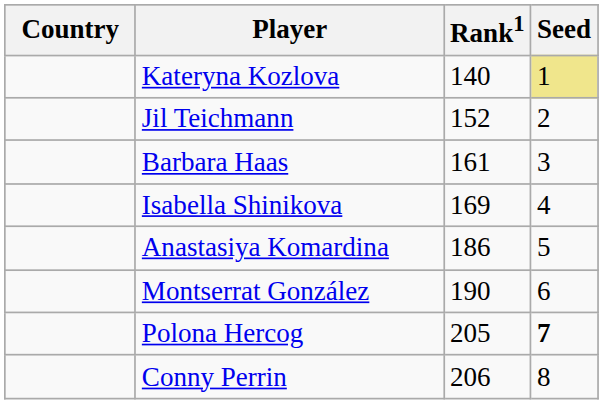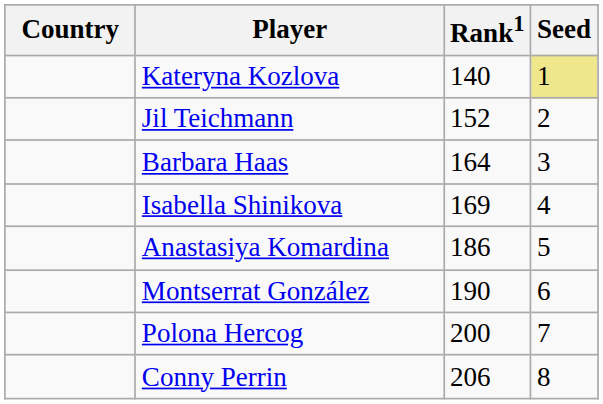(470, 161) 161 -> (470, 161) 164
(470, 333) 205 -> (470, 333) 200
(544, 333) bold -> (544, 333) normal
